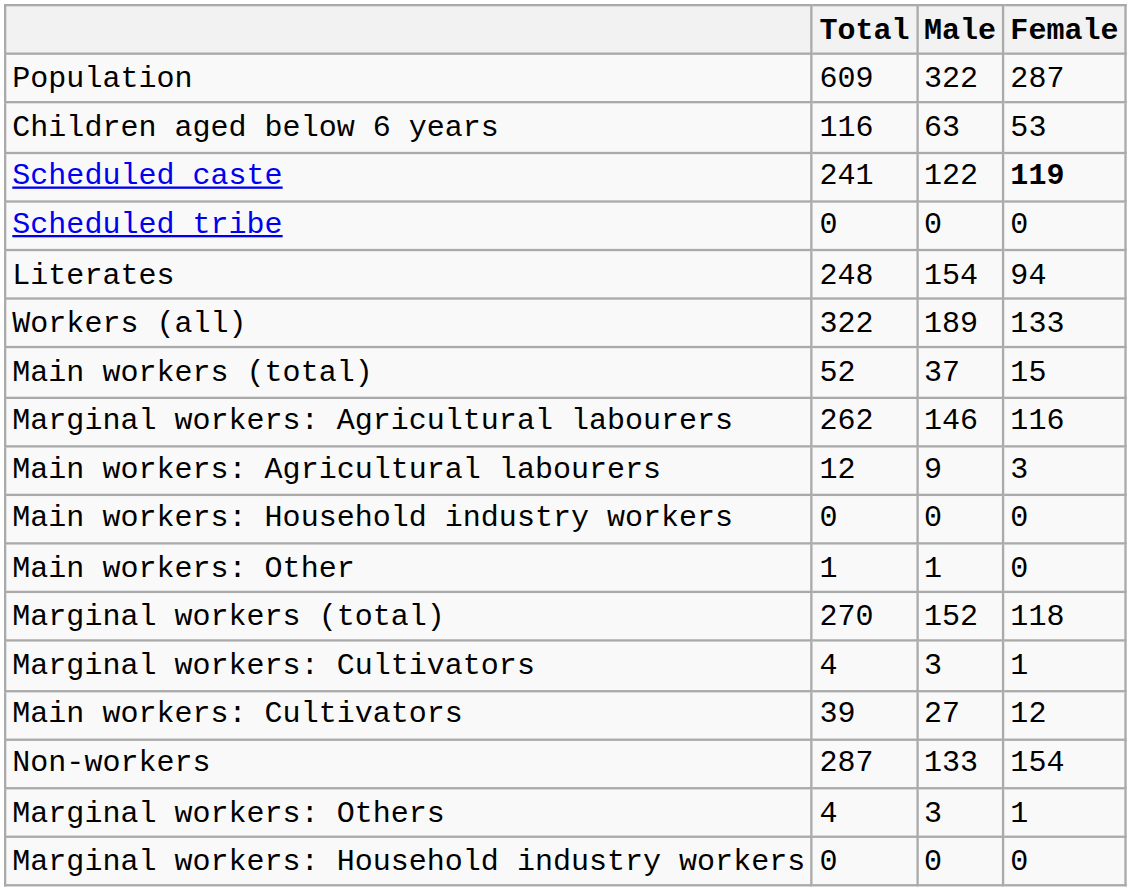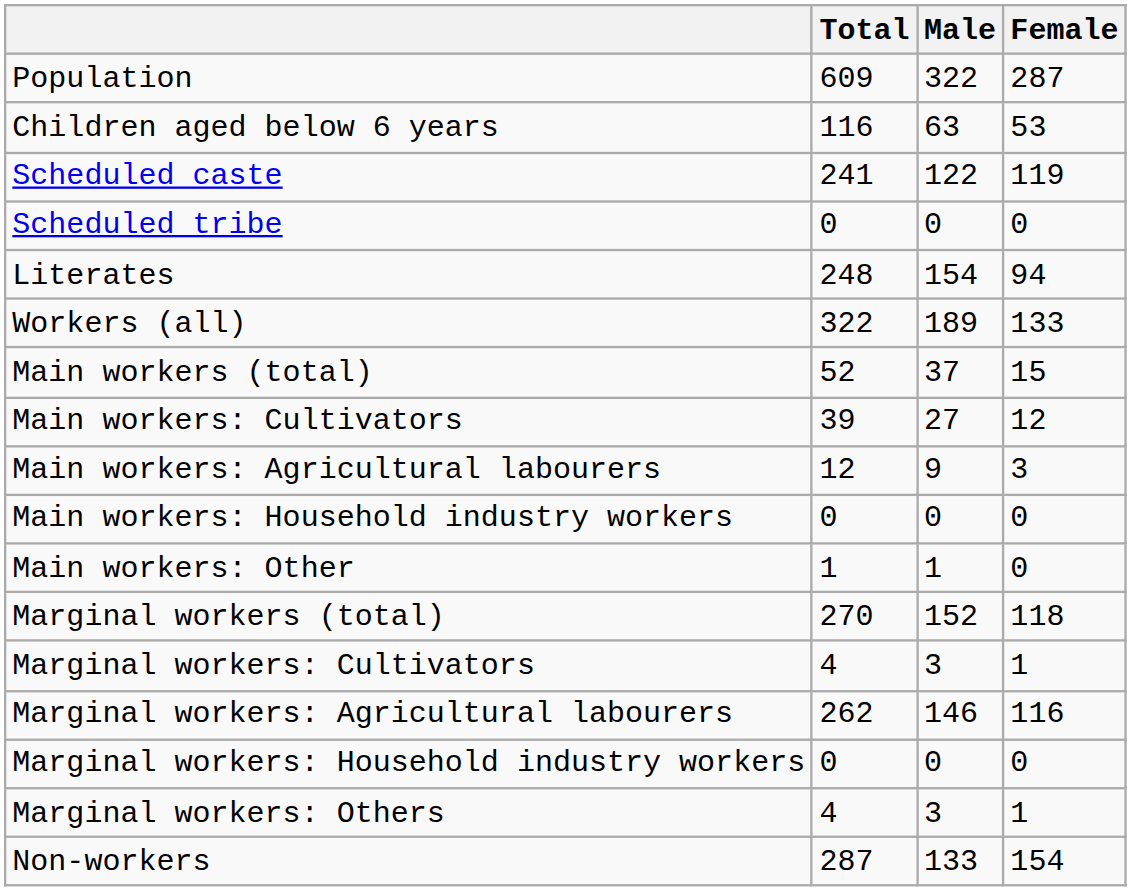(1037, 176) bold -> (1037, 176) normal
rows swapped: (238, 715) <-> (373, 421)
rows swapped: (409, 862) <-> (111, 764)
